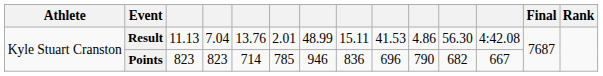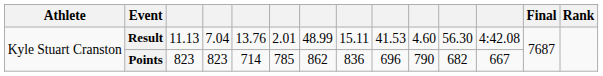(424, 38) 4.86 -> (424, 38) 4.60
(318, 60) 946 -> (318, 60) 862
